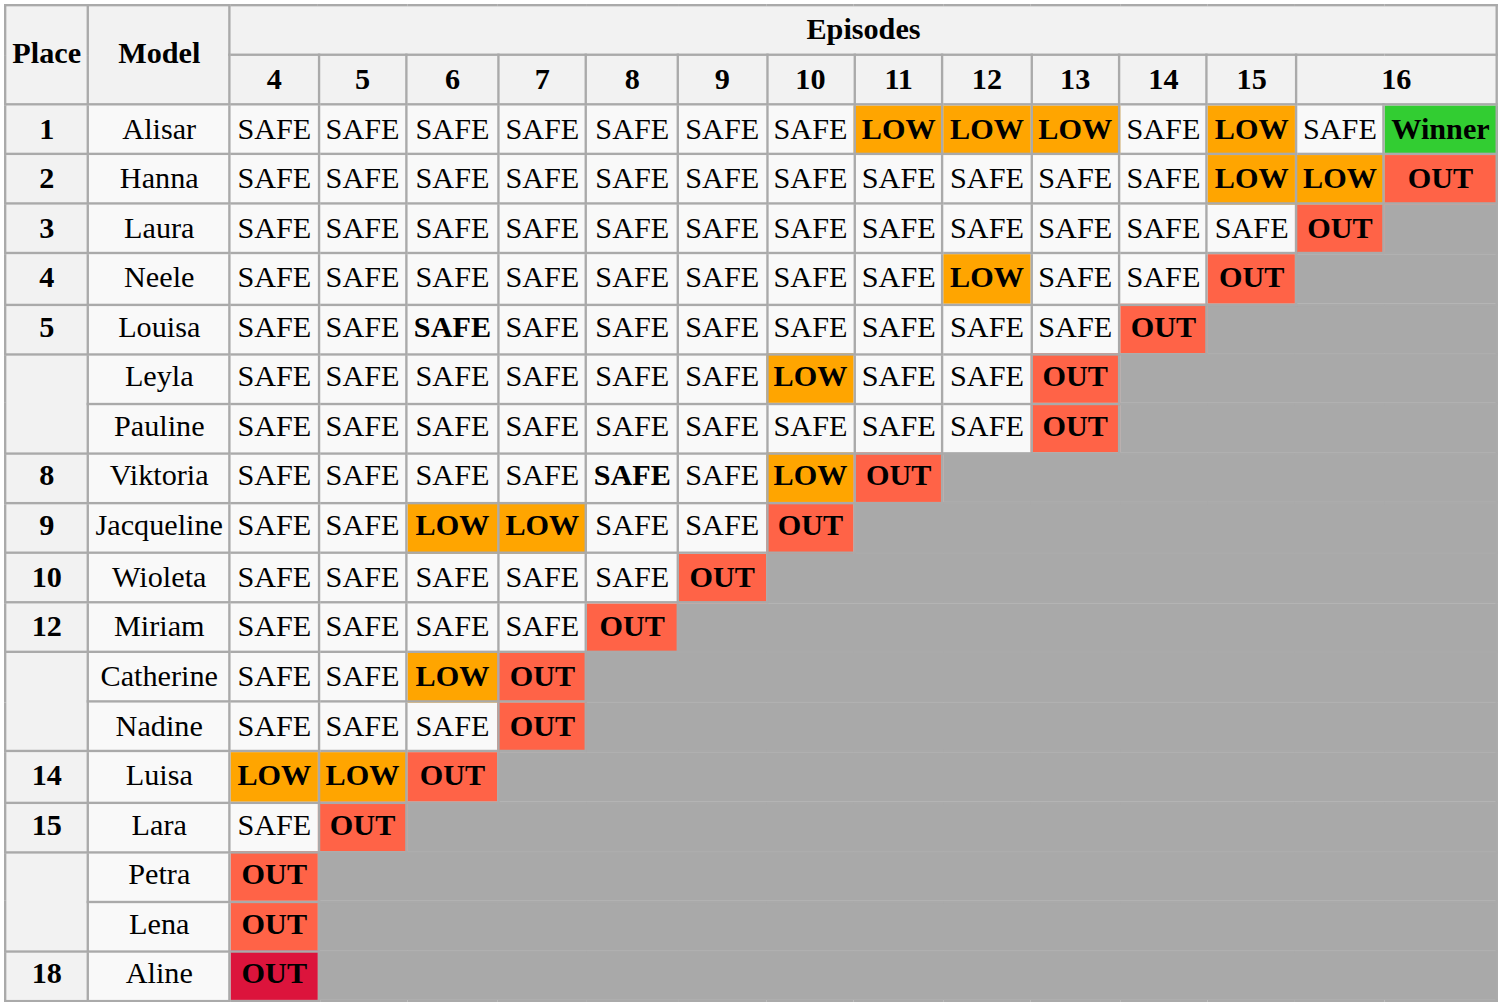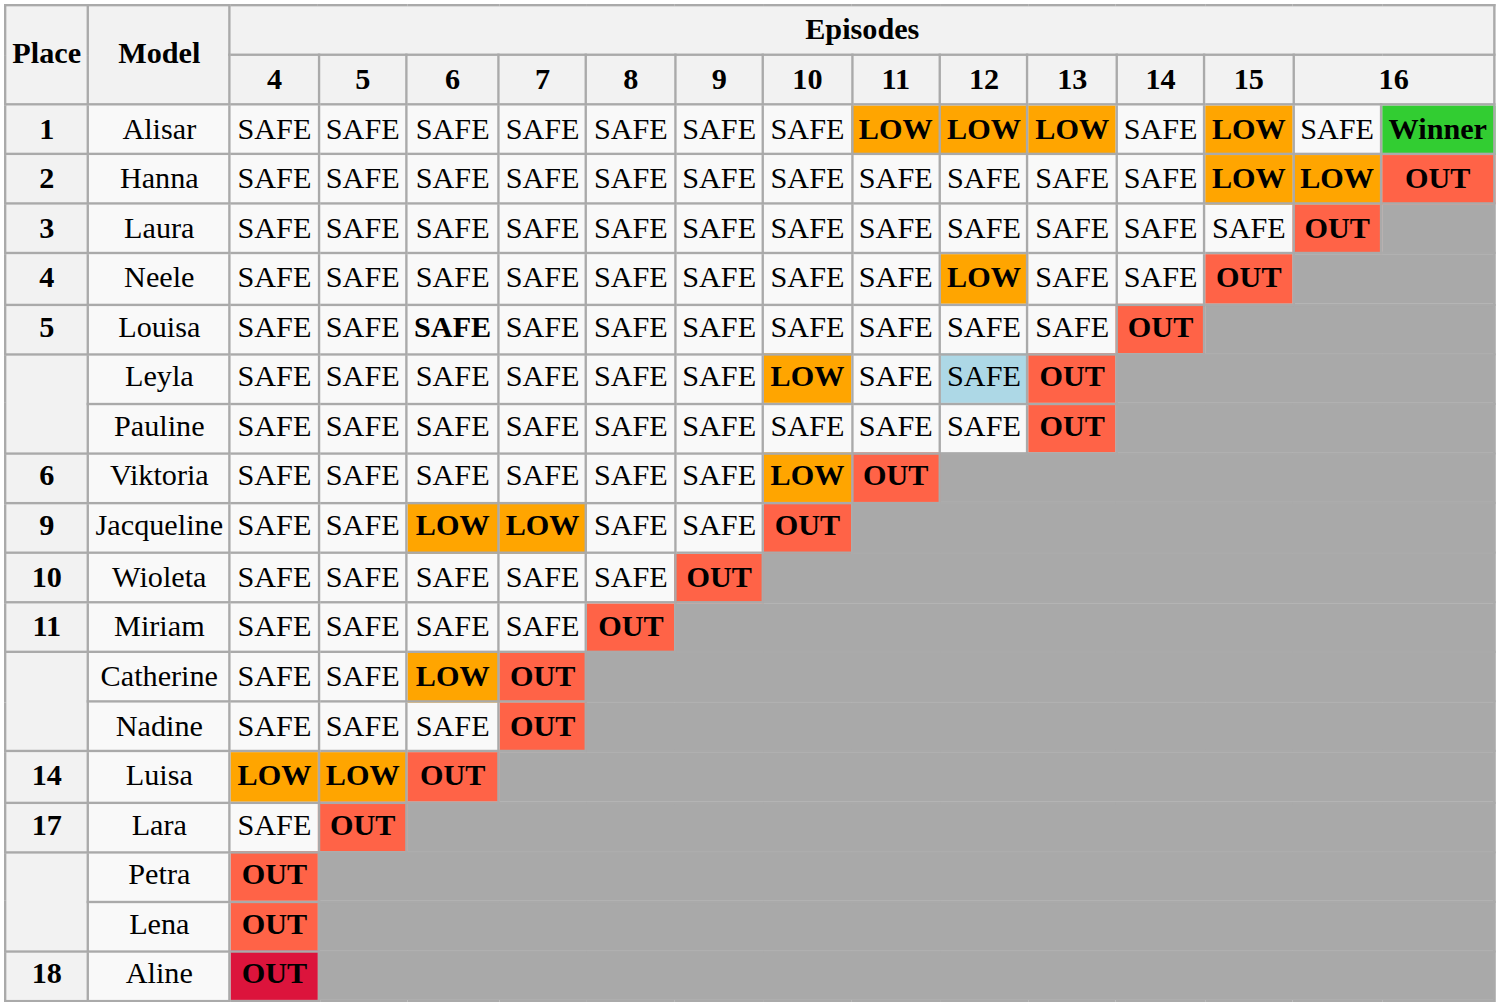(987, 377) no background -> (984, 377) lightblue background
(47, 477) 8 -> (47, 477) 6
(632, 477) bold -> (631, 477) normal
(47, 626) 12 -> (47, 626) 11
(47, 825) 15 -> (47, 825) 17
